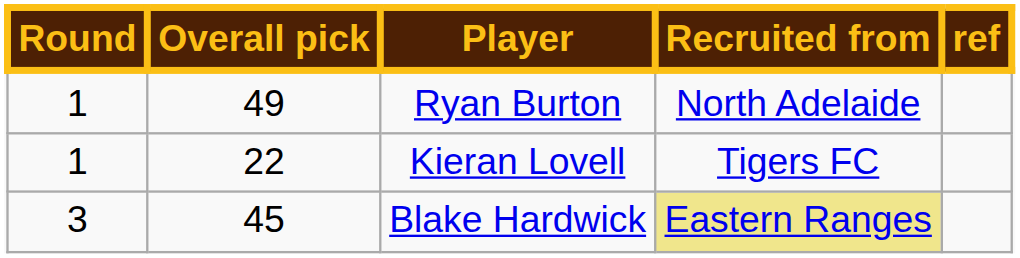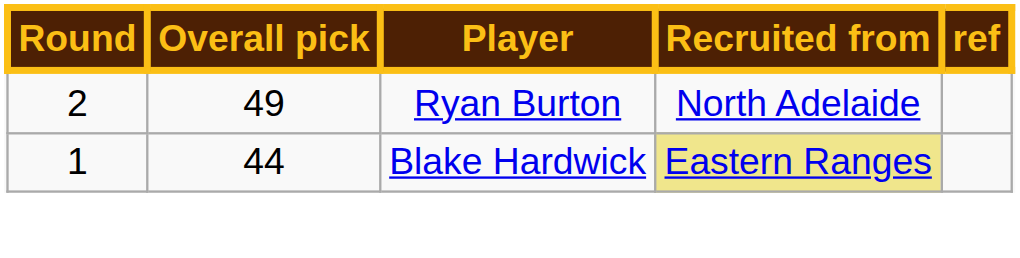(77, 102) 1 -> (77, 102) 2
- row: (518, 161)
(77, 220) 3 -> (77, 161) 1
(264, 220) 45 -> (264, 161) 44
